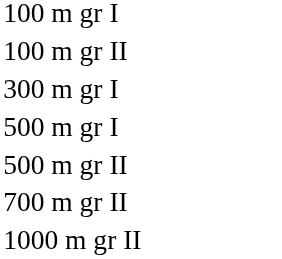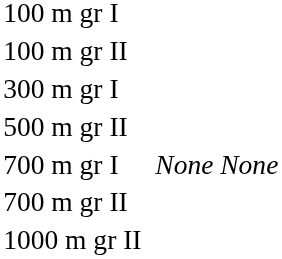- row: (61, 126)
+ row: (61, 164)
